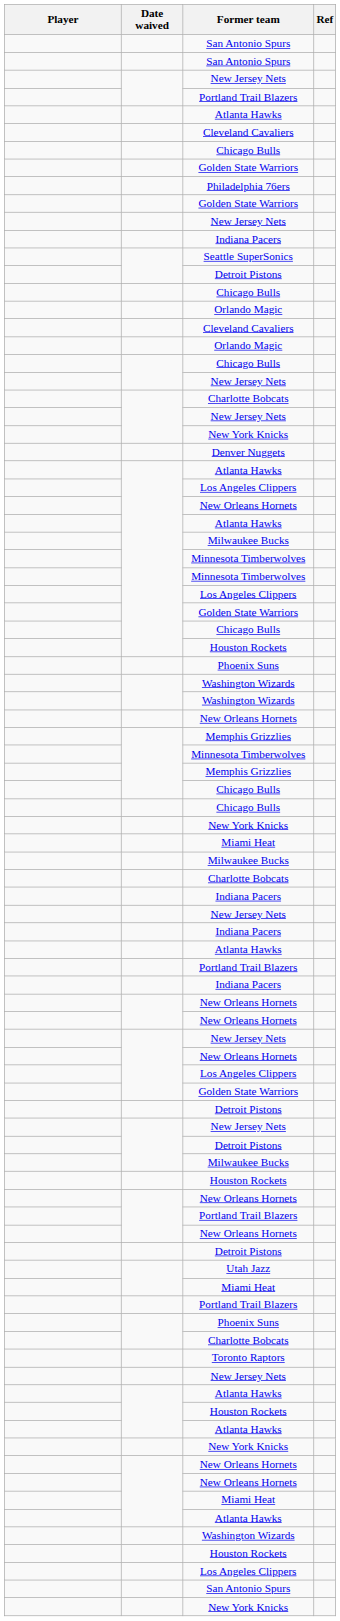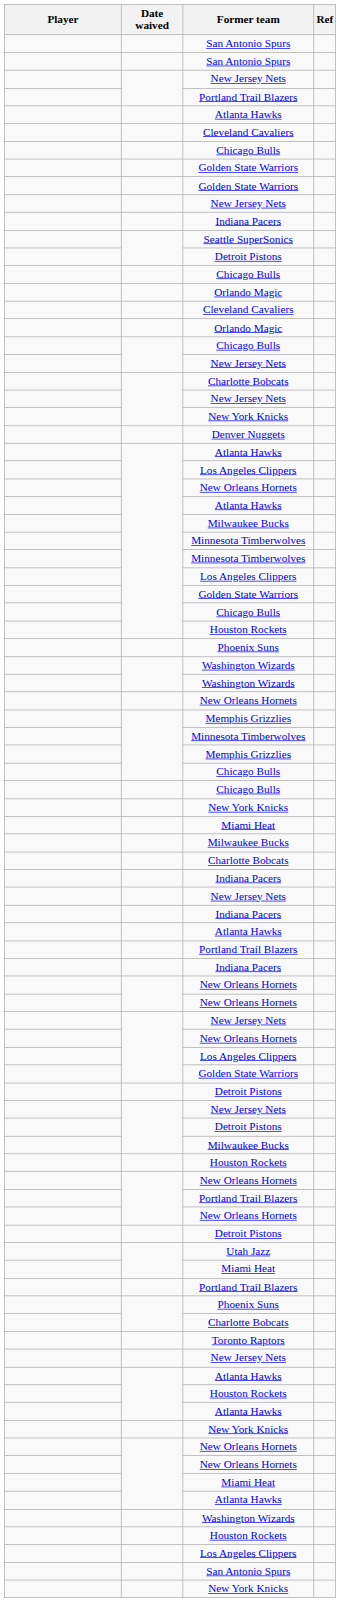- row: (63, 186)
